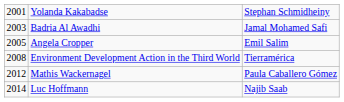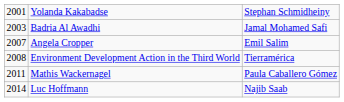(16, 43) 2005 -> (16, 43) 2007
(16, 74) 2012 -> (16, 74) 2011
